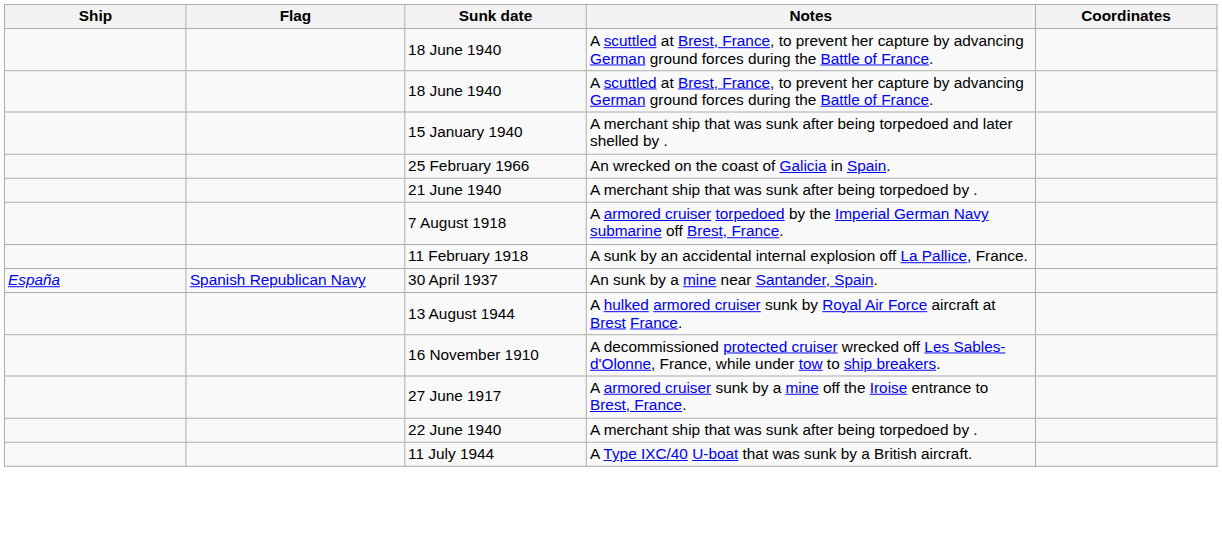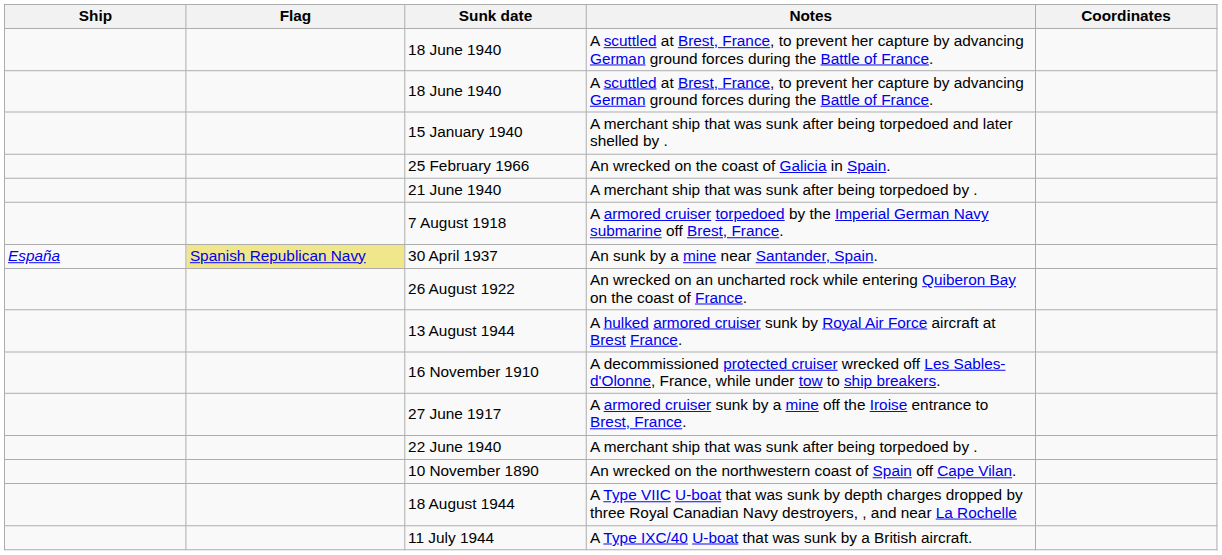- row: (468, 256)
(278, 280) no background -> (278, 256) khaki background
+ row: (462, 289)
+ row: (473, 471)
+ row: (462, 504)
